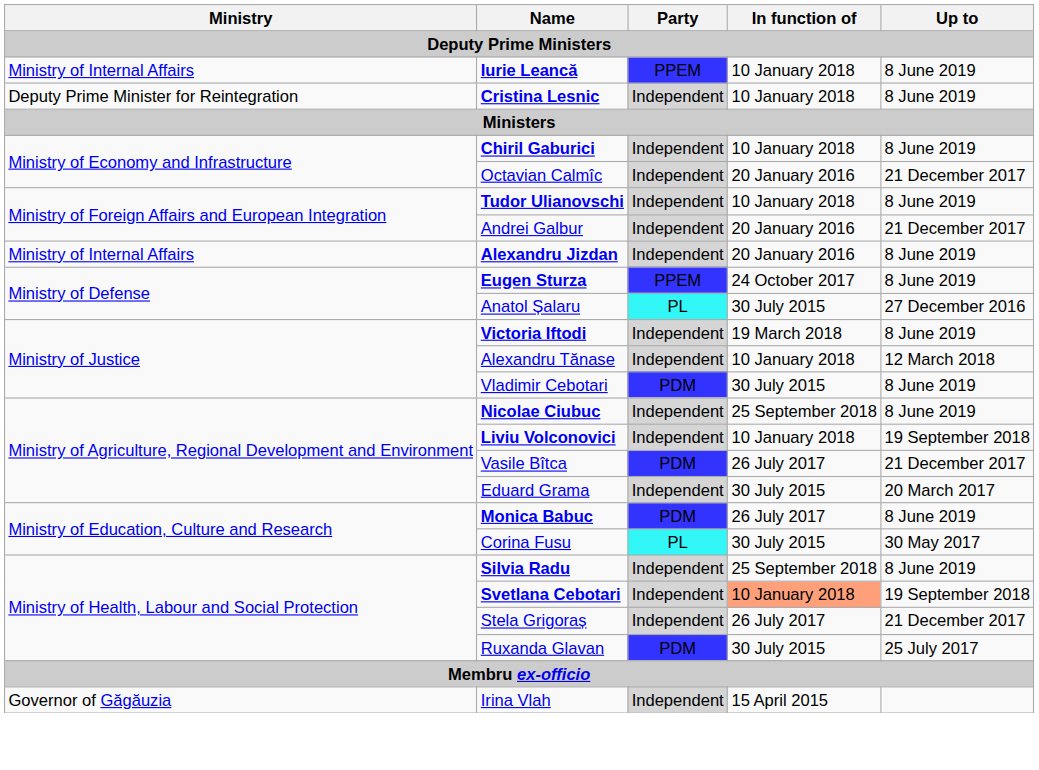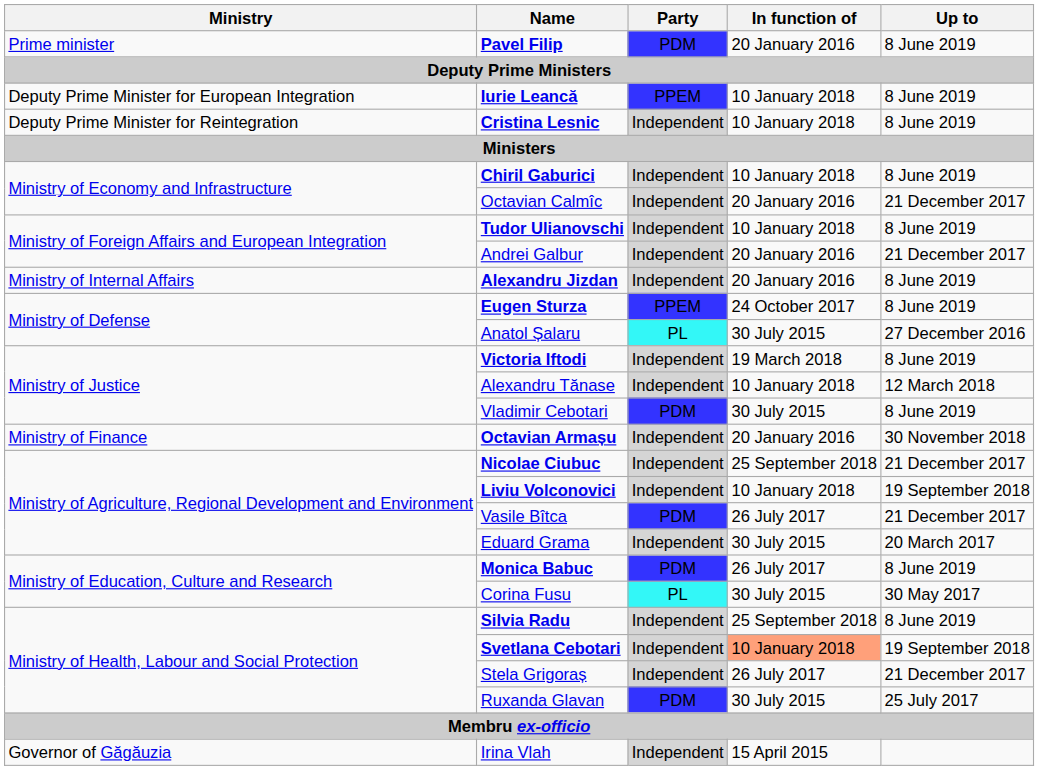+ row: (522, 44)
(101, 70) Ministry of Internal Affairs -> (181, 97) Deputy Prime Minister for European Integration
+ row: (549, 437)
(930, 411) 8 June 2019 -> (955, 464) 21 December 2017
